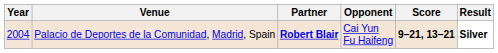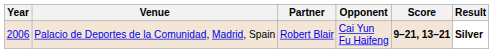(18, 35) 2004 -> (18, 35) 2006
(309, 35) bold -> (307, 35) normal
